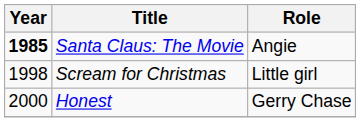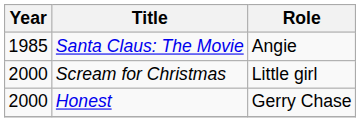(28, 46) bold -> (28, 46) normal
(28, 74) 1998 -> (28, 74) 2000
